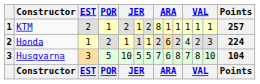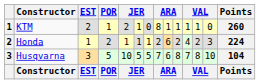(149, 27) 2 -> (149, 27) 0
(210, 27) 1 -> (210, 27) 0
(236, 27) 257 -> (236, 27) 260
